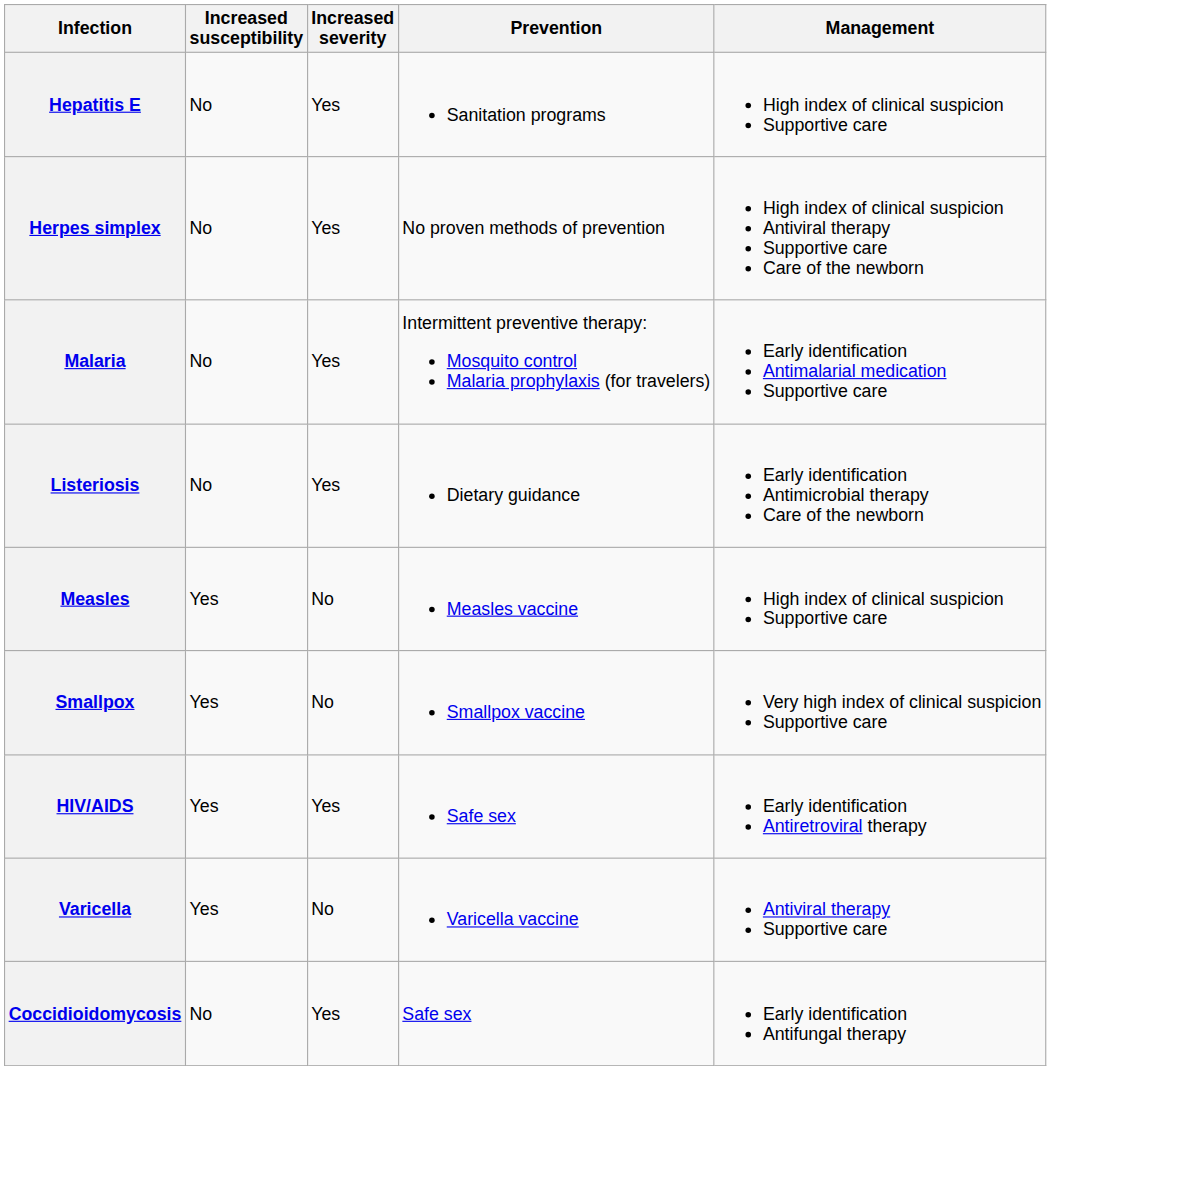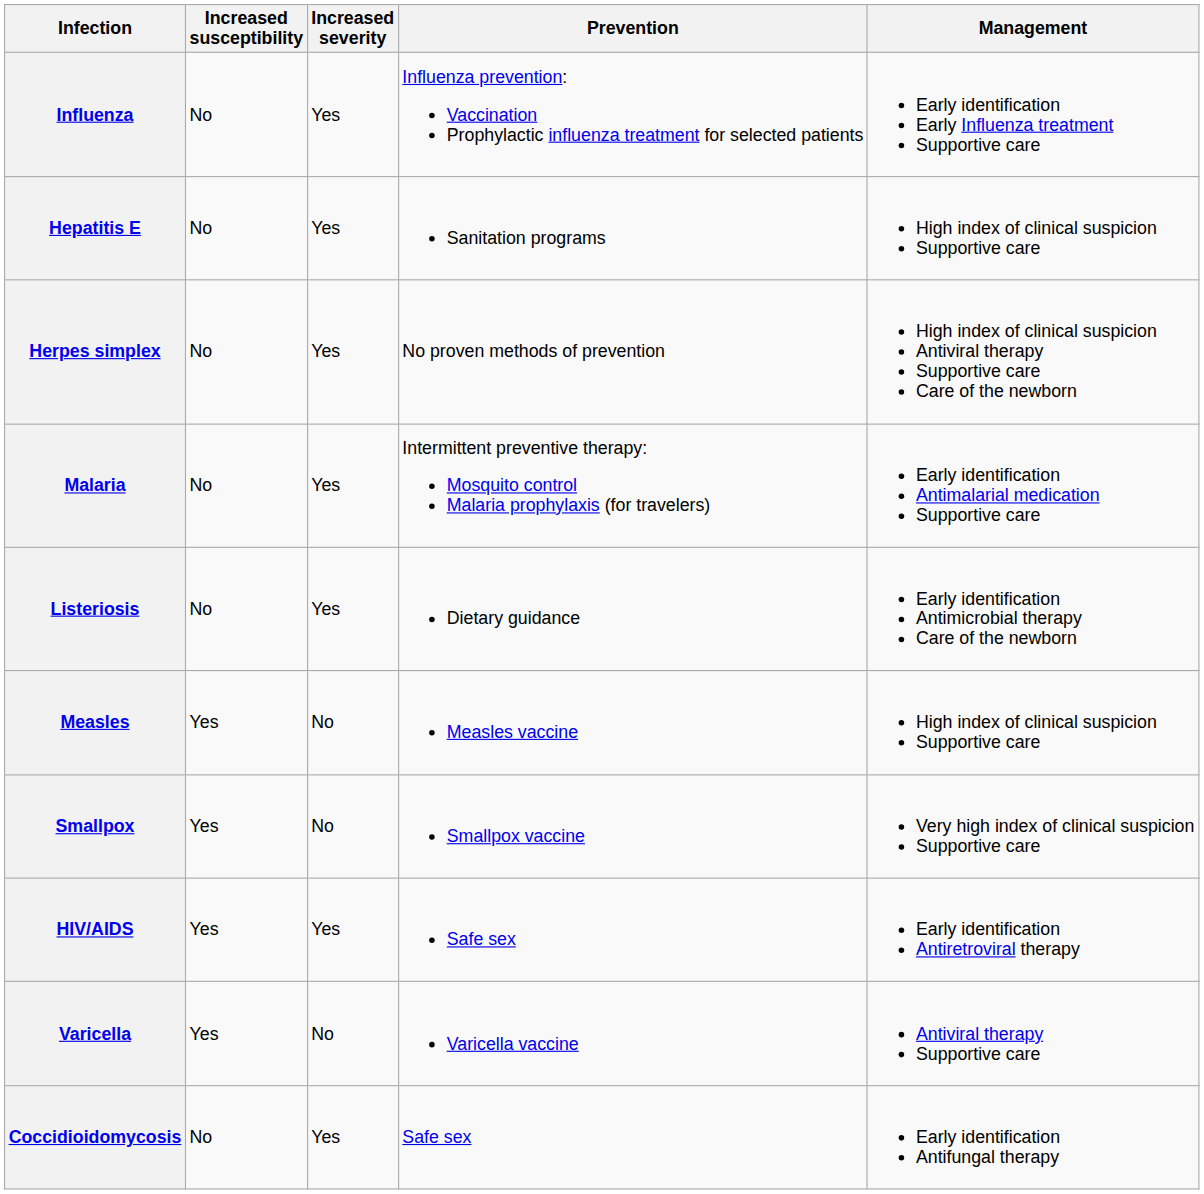+ row: (95, 114)
